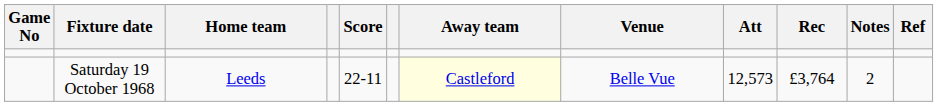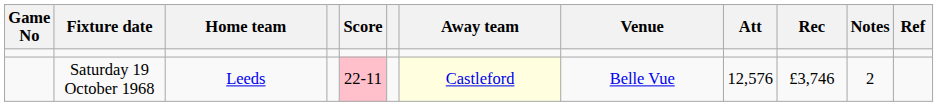(363, 79) no background -> (363, 79) pink background
(750, 79) 12,573 -> (750, 79) 12,576
(812, 79) £3,764 -> (812, 79) £3,746
